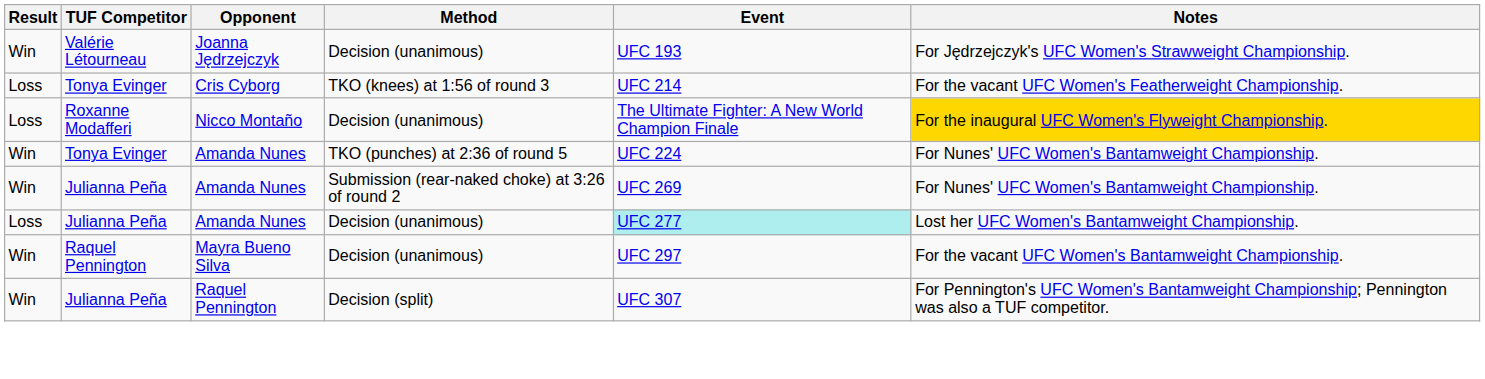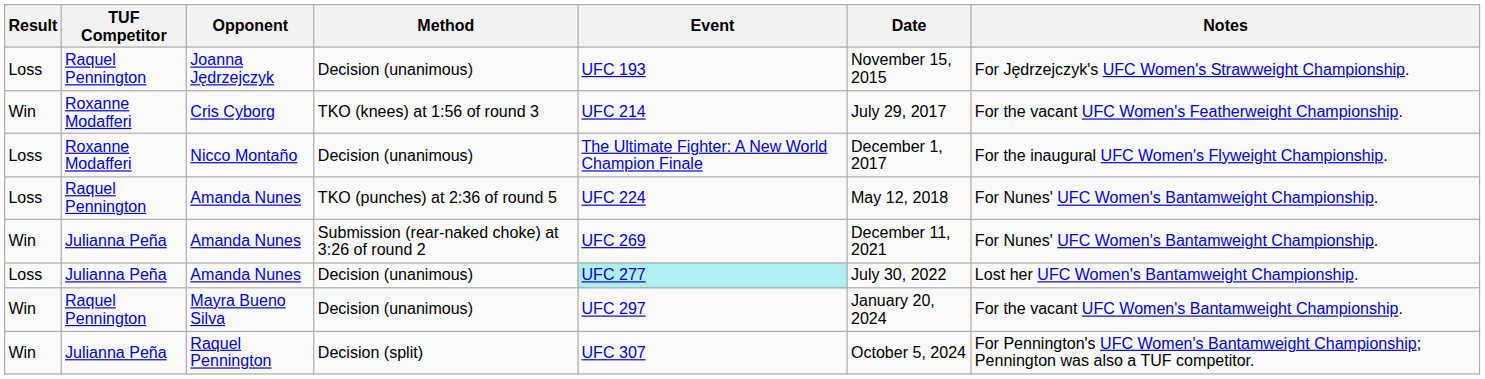+ column: (909, 26)
(22, 51) Win -> (25, 69) Loss
(106, 51) Valérie Létourneau -> (106, 69) Raquel Pennington
(25, 85) Loss -> (22, 112) Win
(116, 85) Tonya Evinger -> (98, 112) Roxanne Modafferi
(1122, 119) gold background -> (1181, 155) no background
(22, 153) Win -> (25, 198) Loss
(116, 153) Tonya Evinger -> (106, 198) Raquel Pennington
